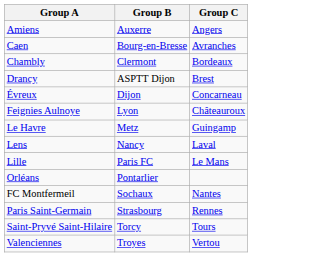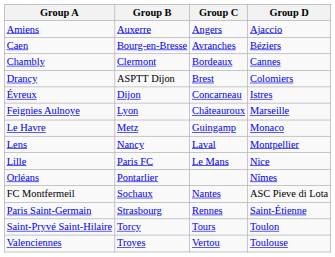+ column: (289, 12)
